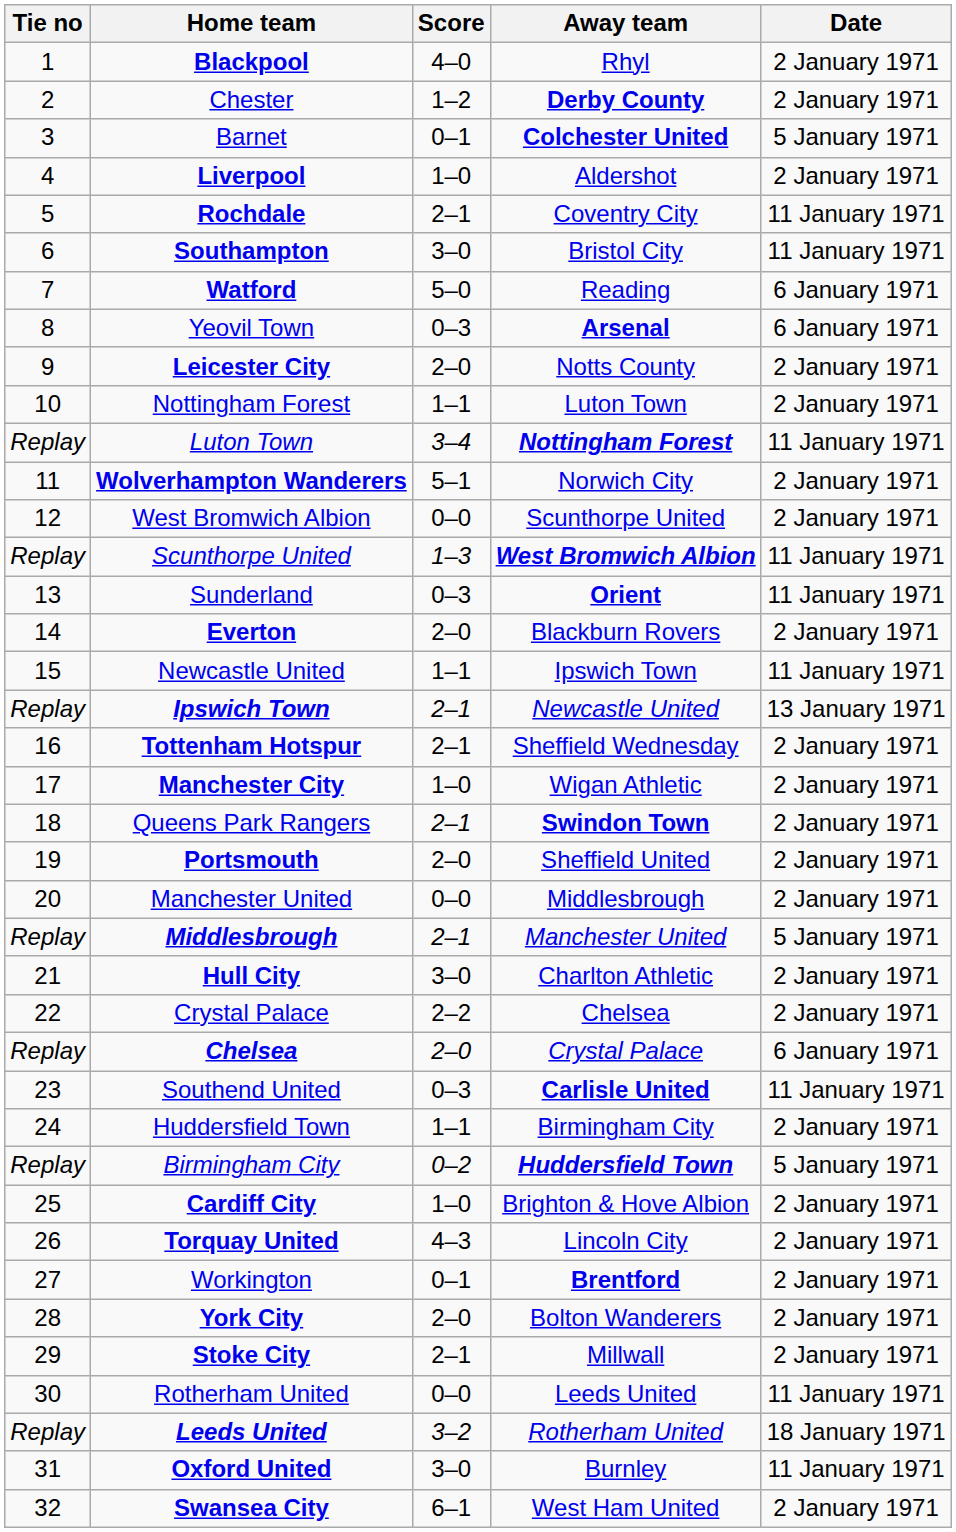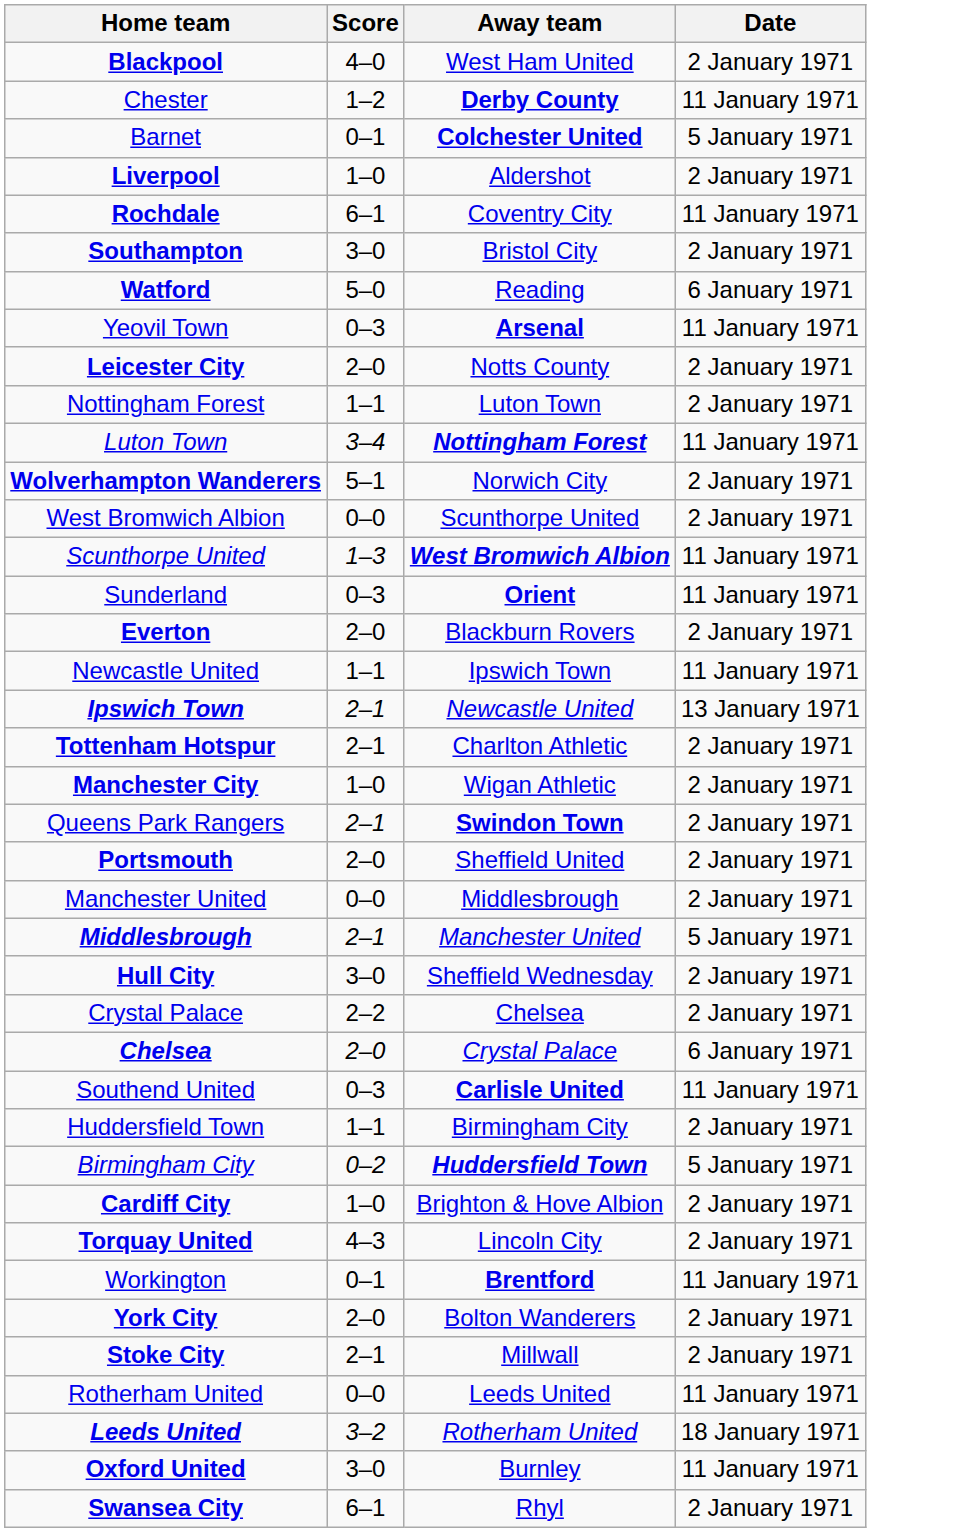- column: (48, 23)
(626, 61) Rhyl -> (540, 61) West Ham United
(856, 99) 2 January 1971 -> (770, 99) 11 January 1971
(451, 213) 2–1 -> (365, 213) 6–1
(856, 251) 11 January 1971 -> (770, 251) 2 January 1971
(856, 328) 6 January 1971 -> (770, 328) 11 January 1971
(626, 746) Sheffield Wednesday -> (540, 746) Charlton Athletic
(626, 975) Charlton Athletic -> (540, 975) Sheffield Wednesday
(856, 1279) 2 January 1971 -> (770, 1279) 11 January 1971
(626, 1507) West Ham United -> (540, 1507) Rhyl
